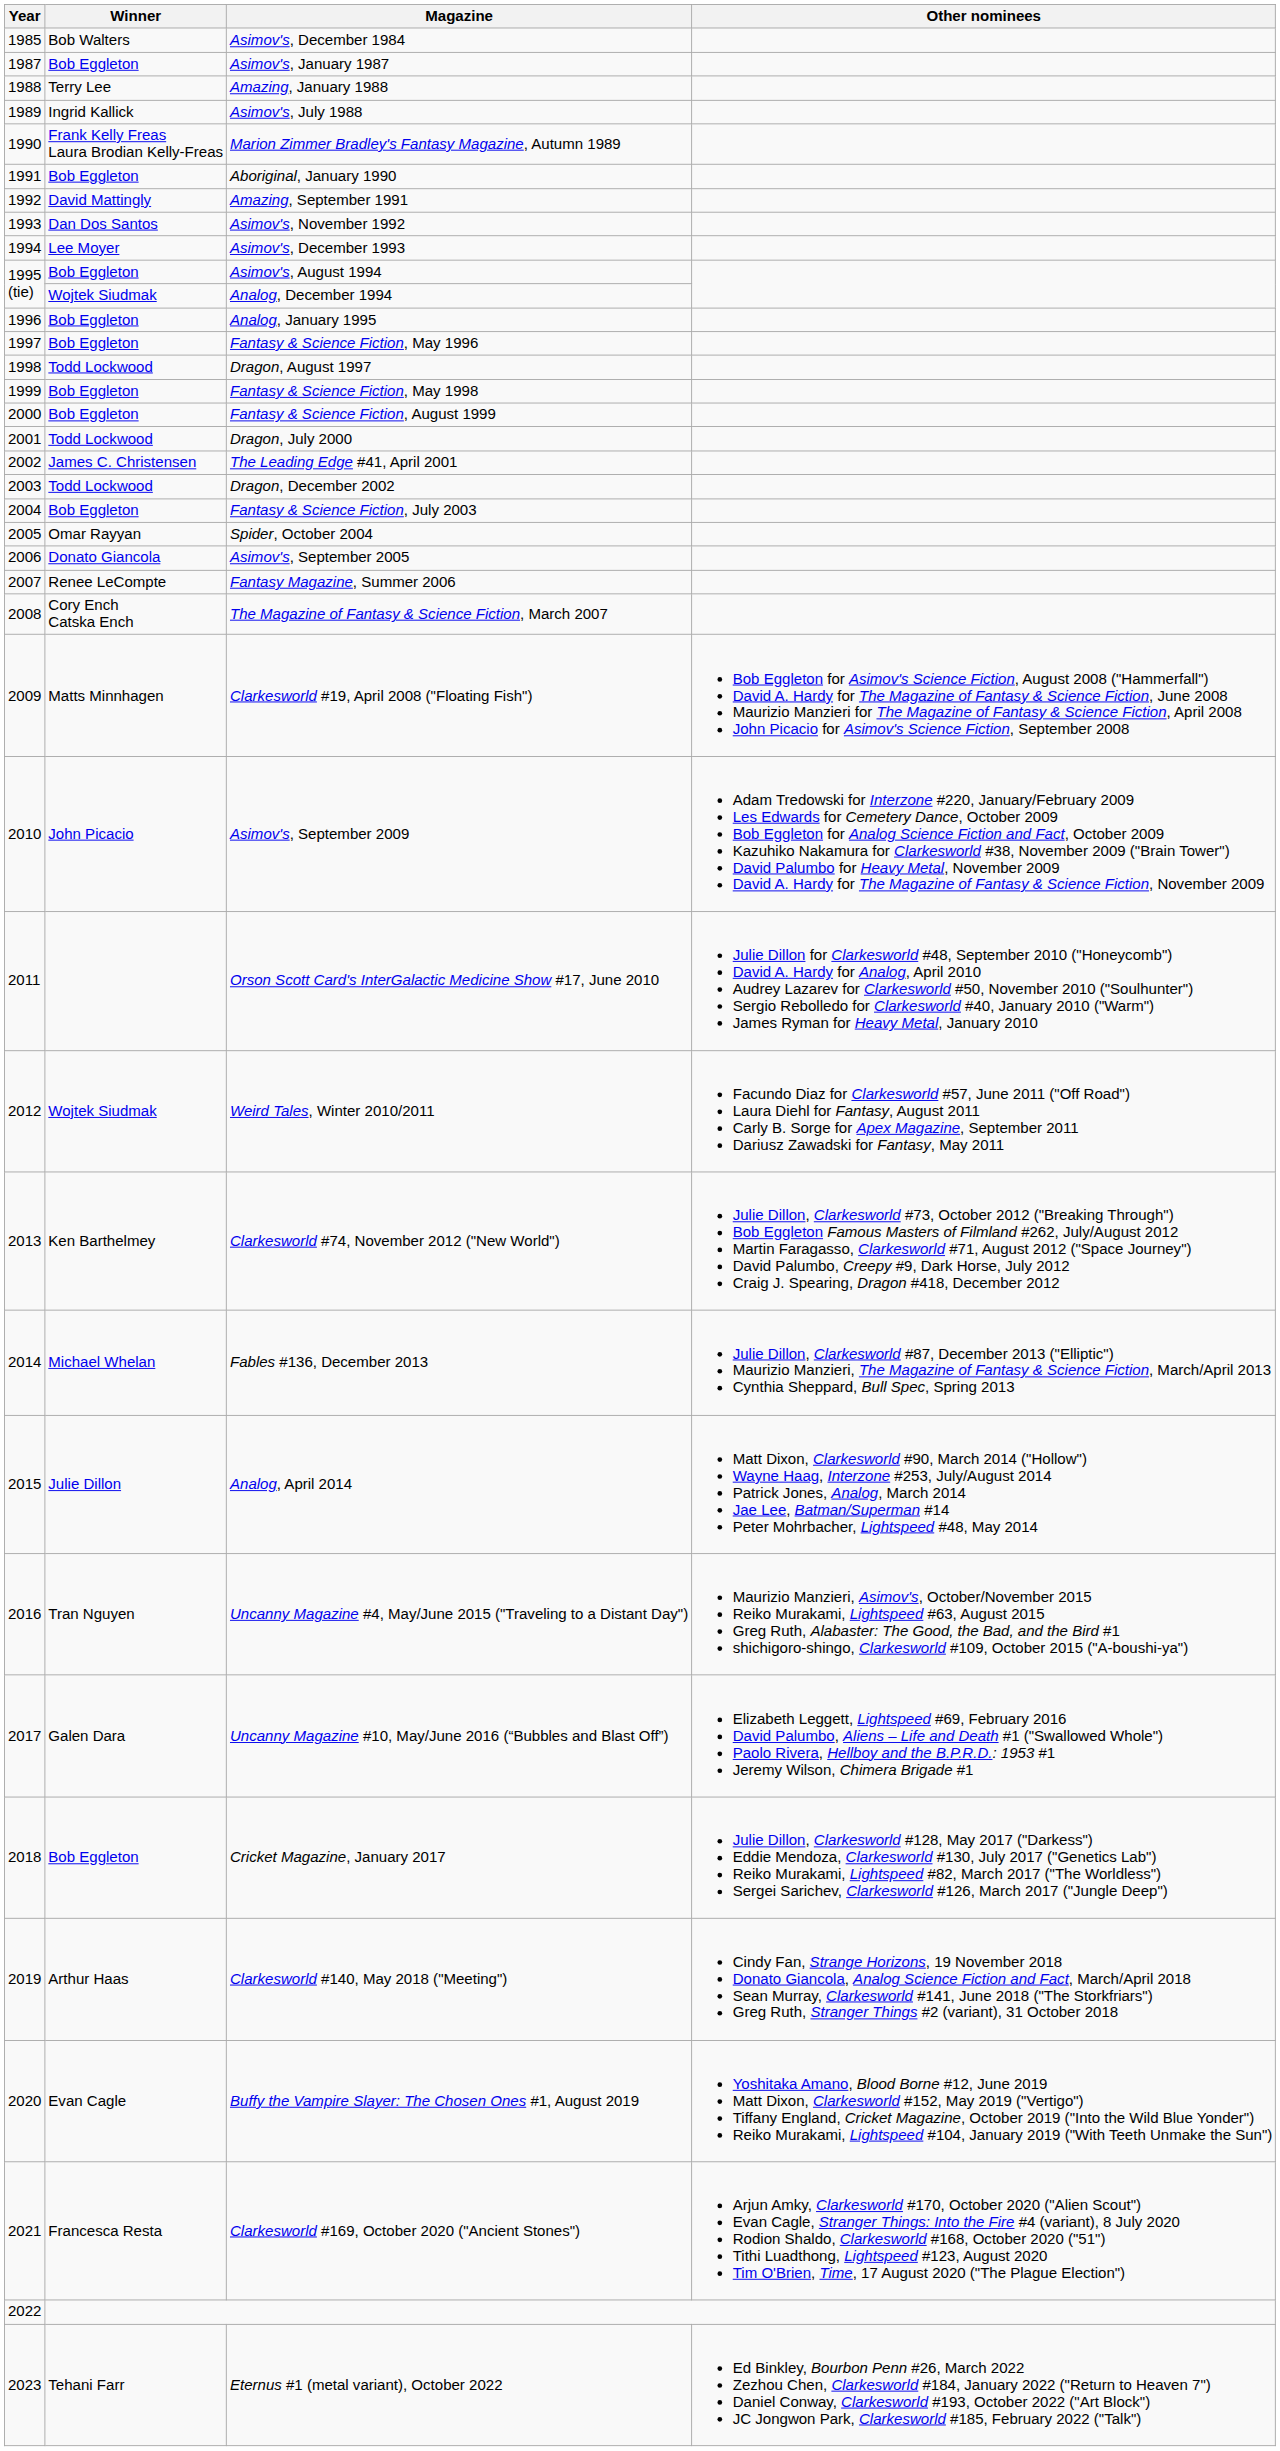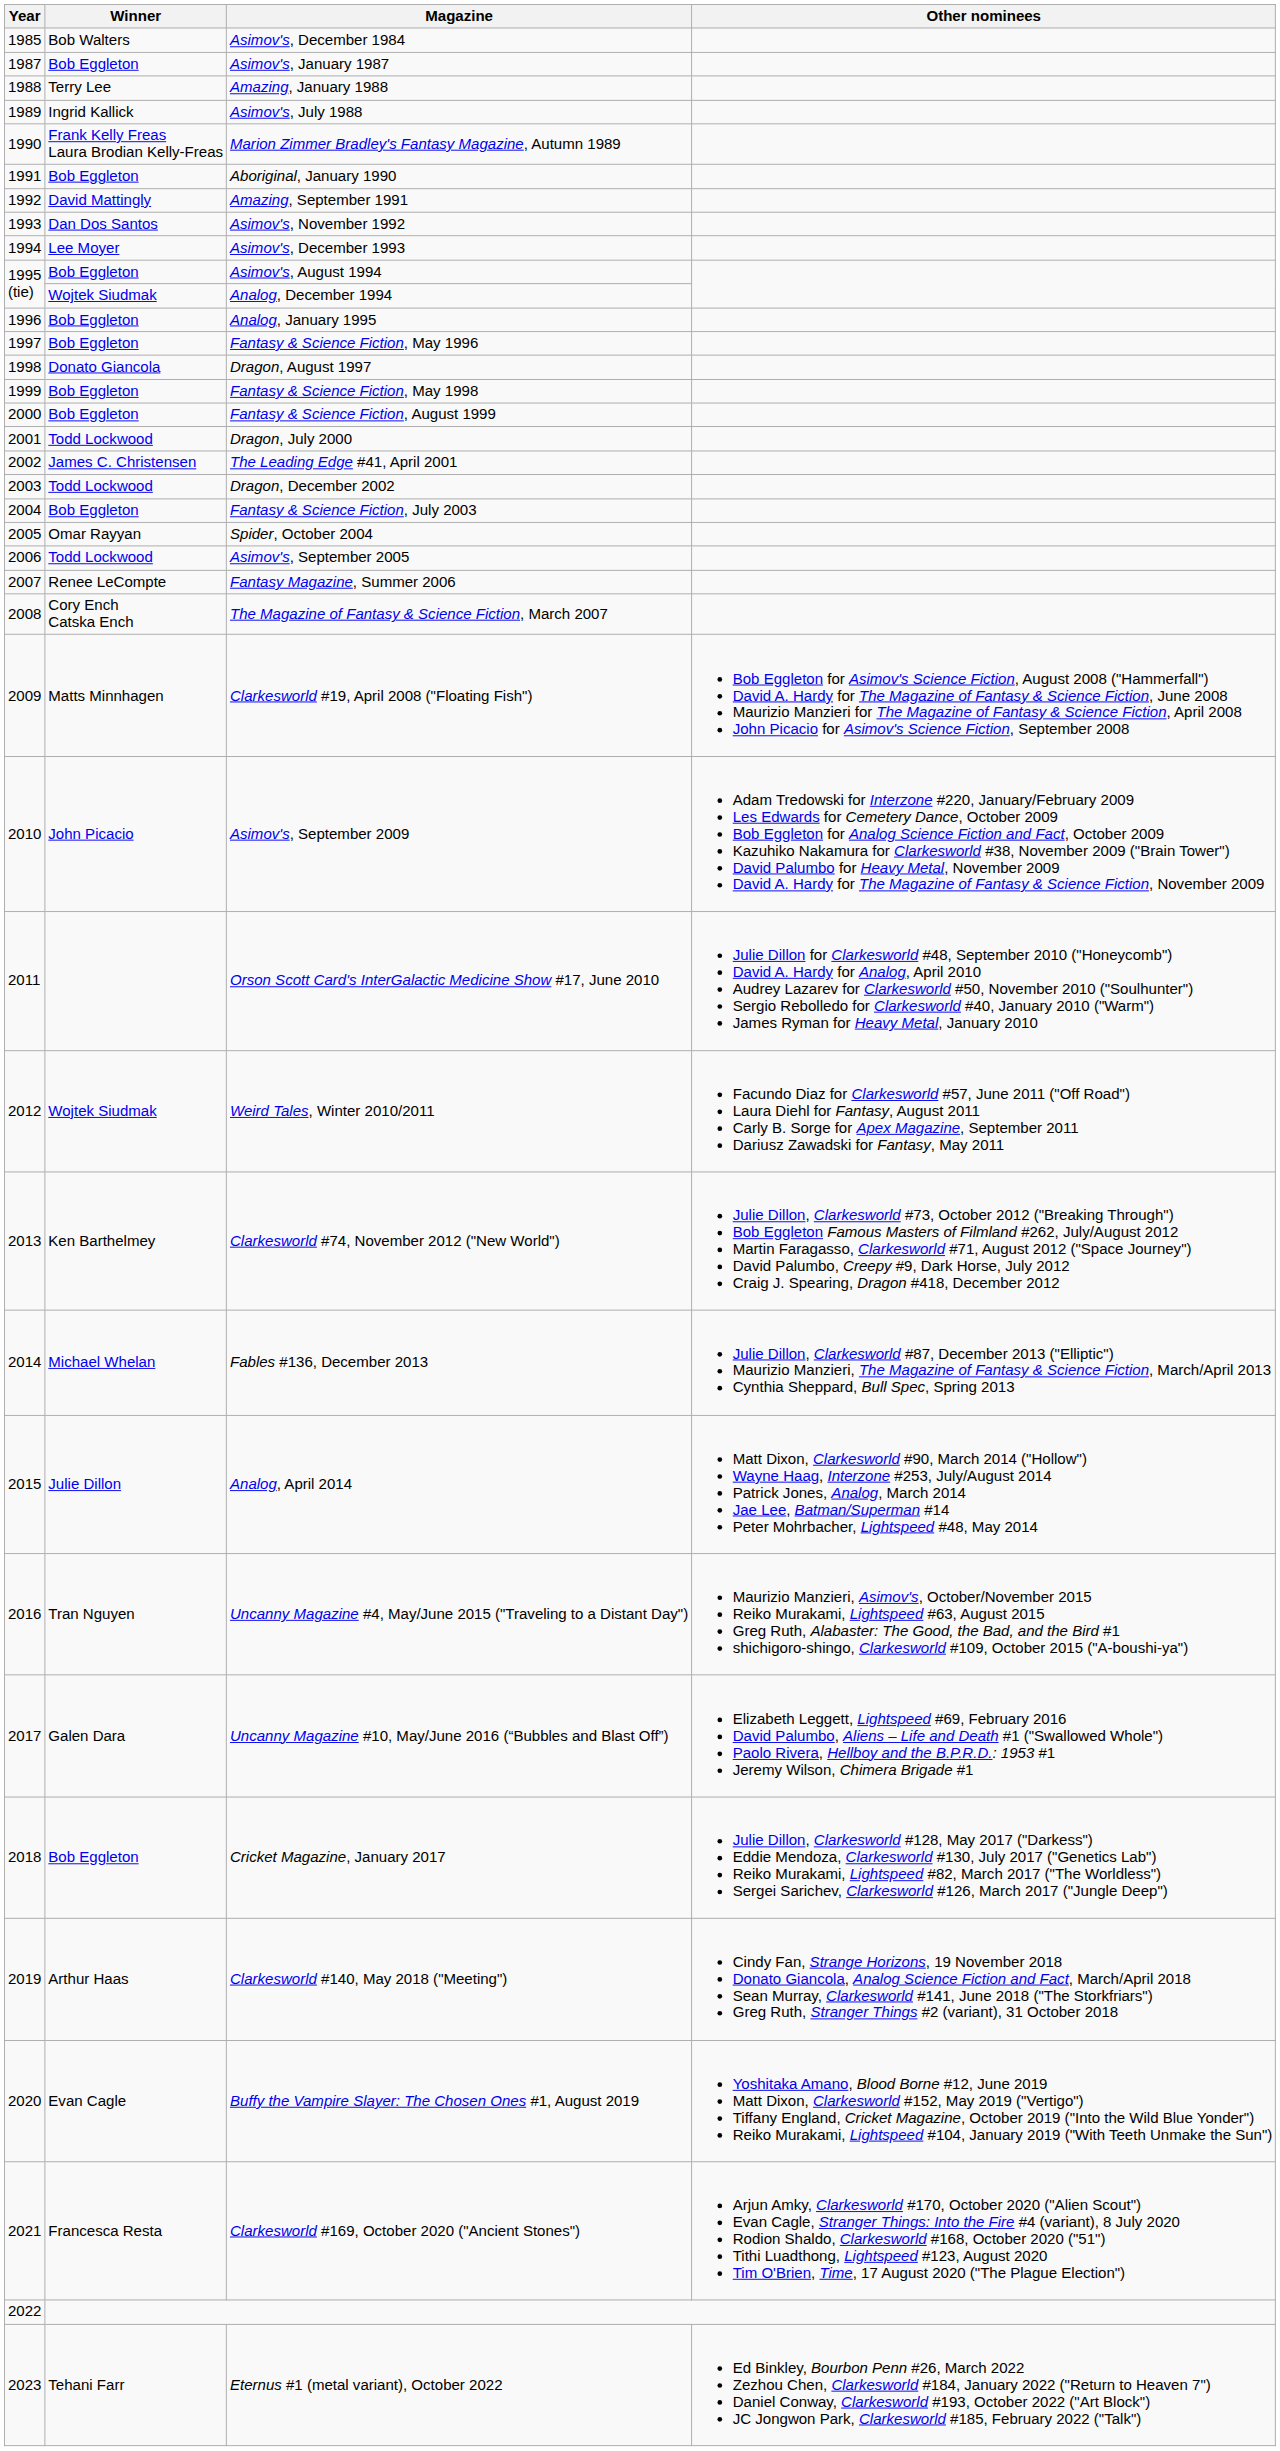(101, 367) Todd Lockwood -> (104, 367) Donato Giancola
(104, 558) Donato Giancola -> (101, 558) Todd Lockwood
